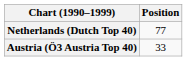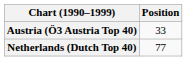rows swapped: (72, 47) <-> (72, 30)
